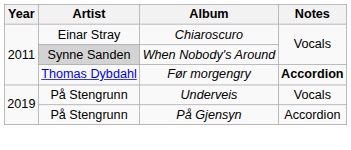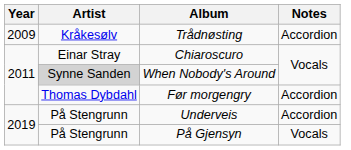+ row: (209, 34)
(312, 74) bold -> (309, 94) normal
(312, 94) Vocals -> (309, 114) Accordion
(312, 114) Accordion -> (309, 134) Vocals
